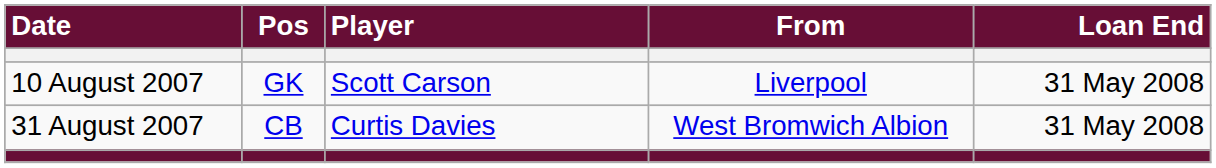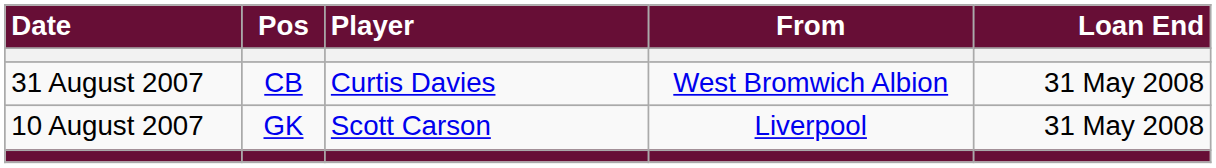rows swapped: (107, 83) <-> (107, 127)
